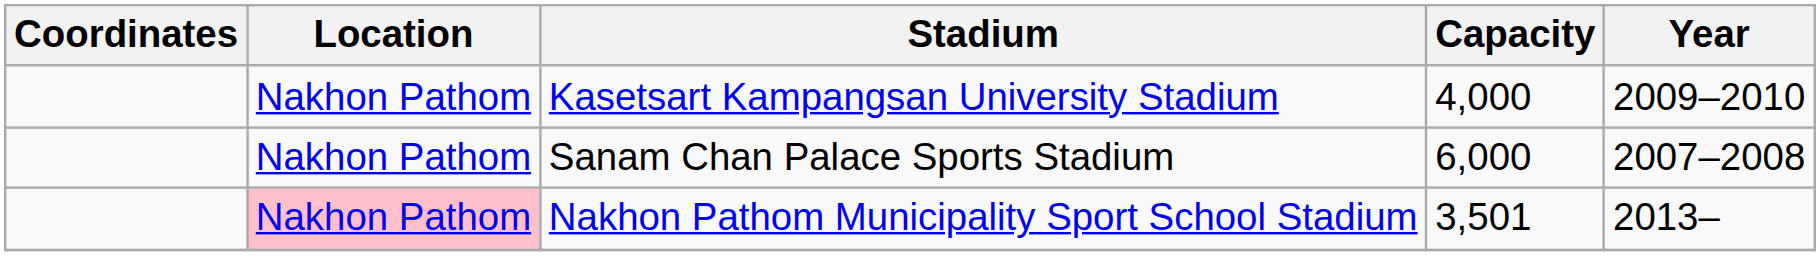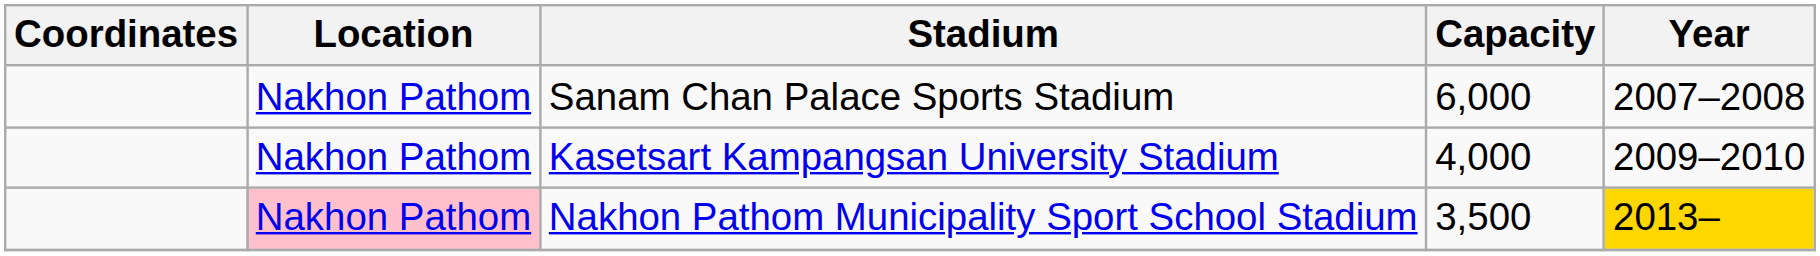rows swapped: (862, 156) <-> (914, 95)
(1483, 217) 3,501 -> (1483, 217) 3,500
(1666, 217) no background -> (1666, 217) gold background
